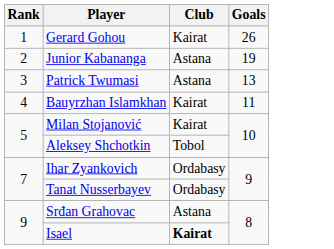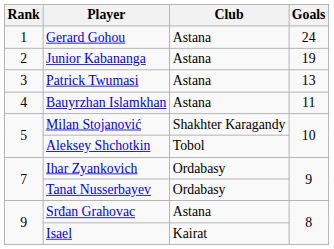(190, 37) Kairat -> (192, 37) Astana
(249, 37) 26 -> (309, 37) 24
(190, 102) Kairat -> (192, 102) Astana
(190, 124) Kairat -> (229, 124) Shakhter Karagandy
(192, 233) bold -> (190, 233) normal
